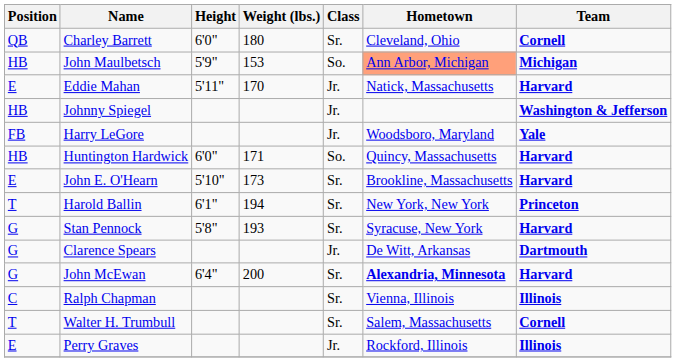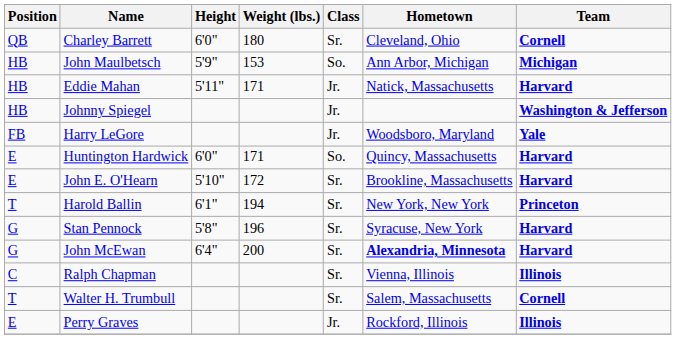(427, 63) lightsalmon background -> (427, 63) no background
(12, 87) E -> (18, 87) HB
(253, 87) 170 -> (253, 87) 171
(18, 157) HB -> (12, 157) E
(253, 181) 173 -> (253, 181) 172
(253, 228) 193 -> (253, 228) 196
- row: (110, 251)
